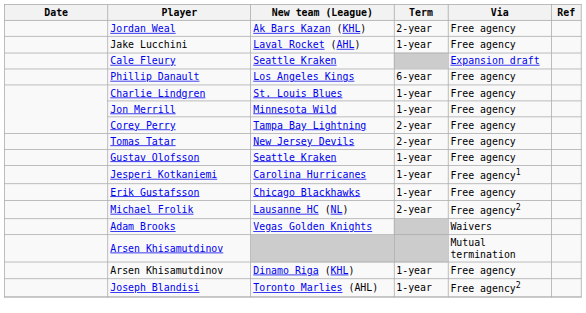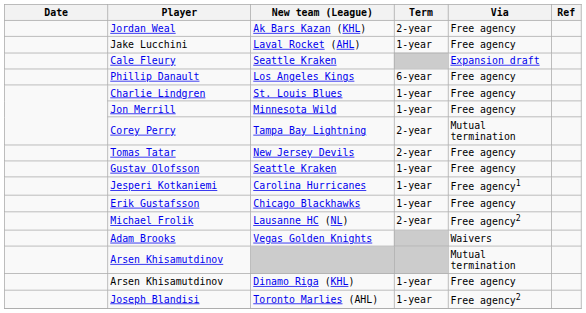(483, 125) Free agency -> (483, 131) Mutual termination
